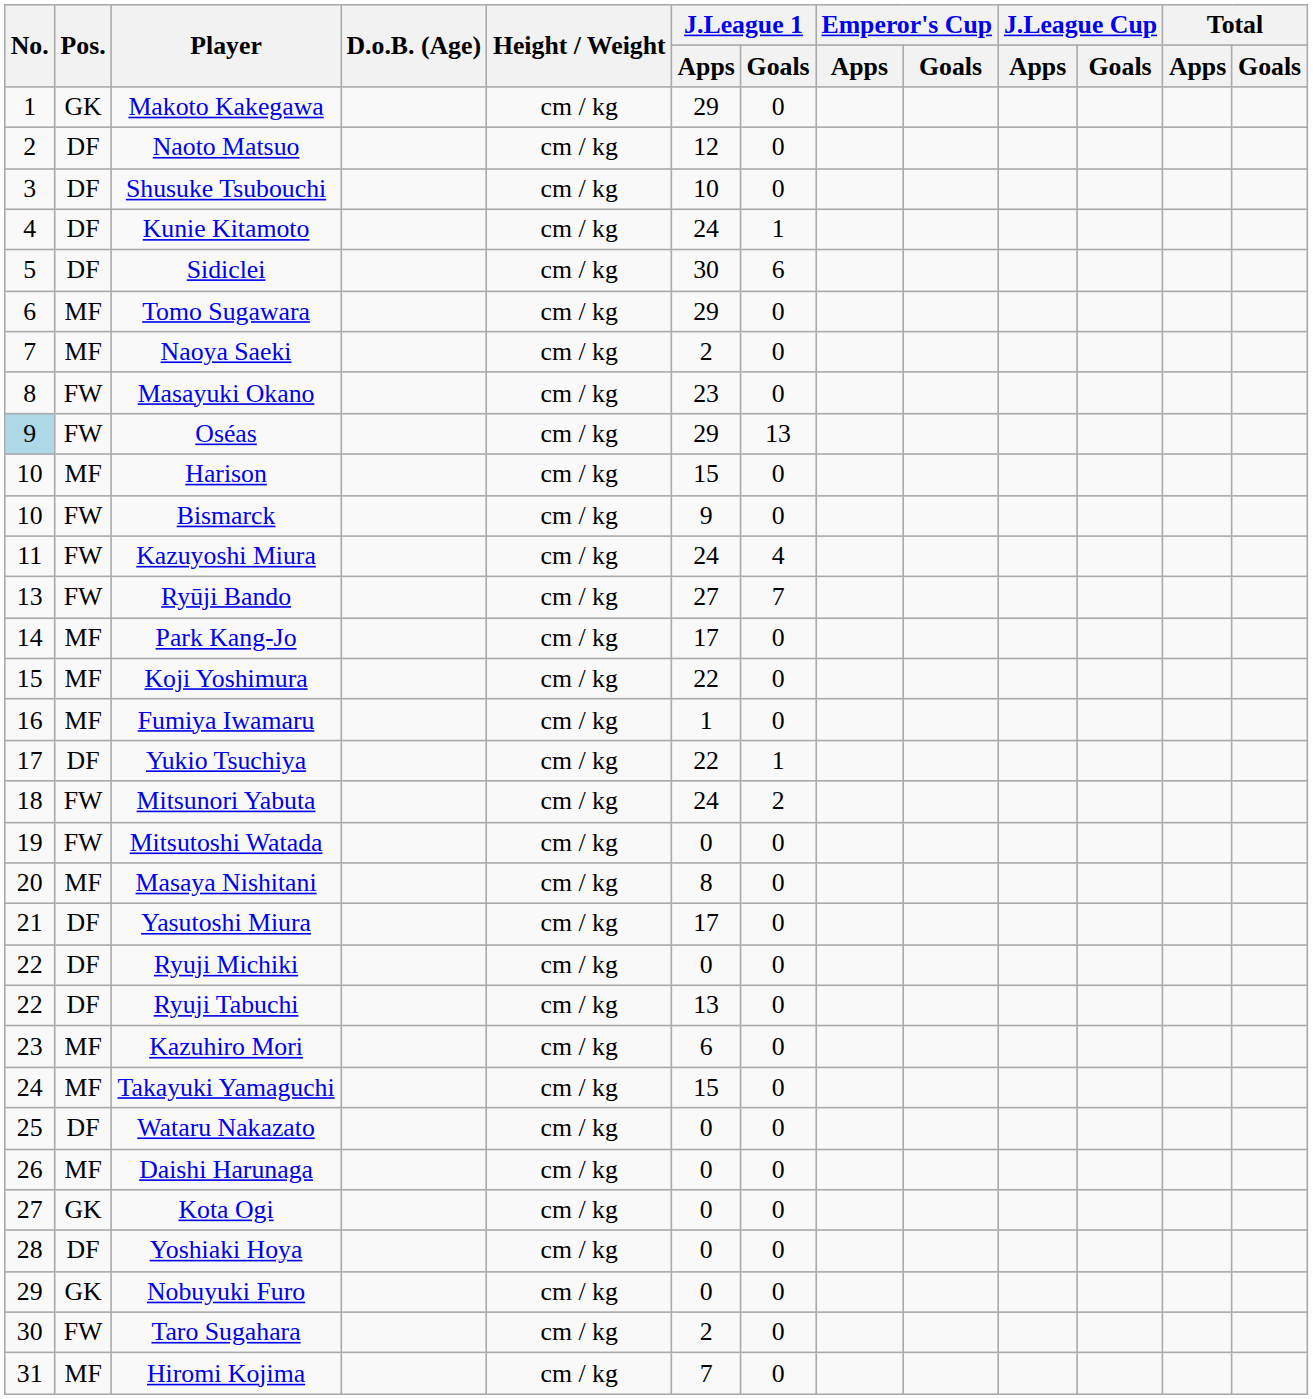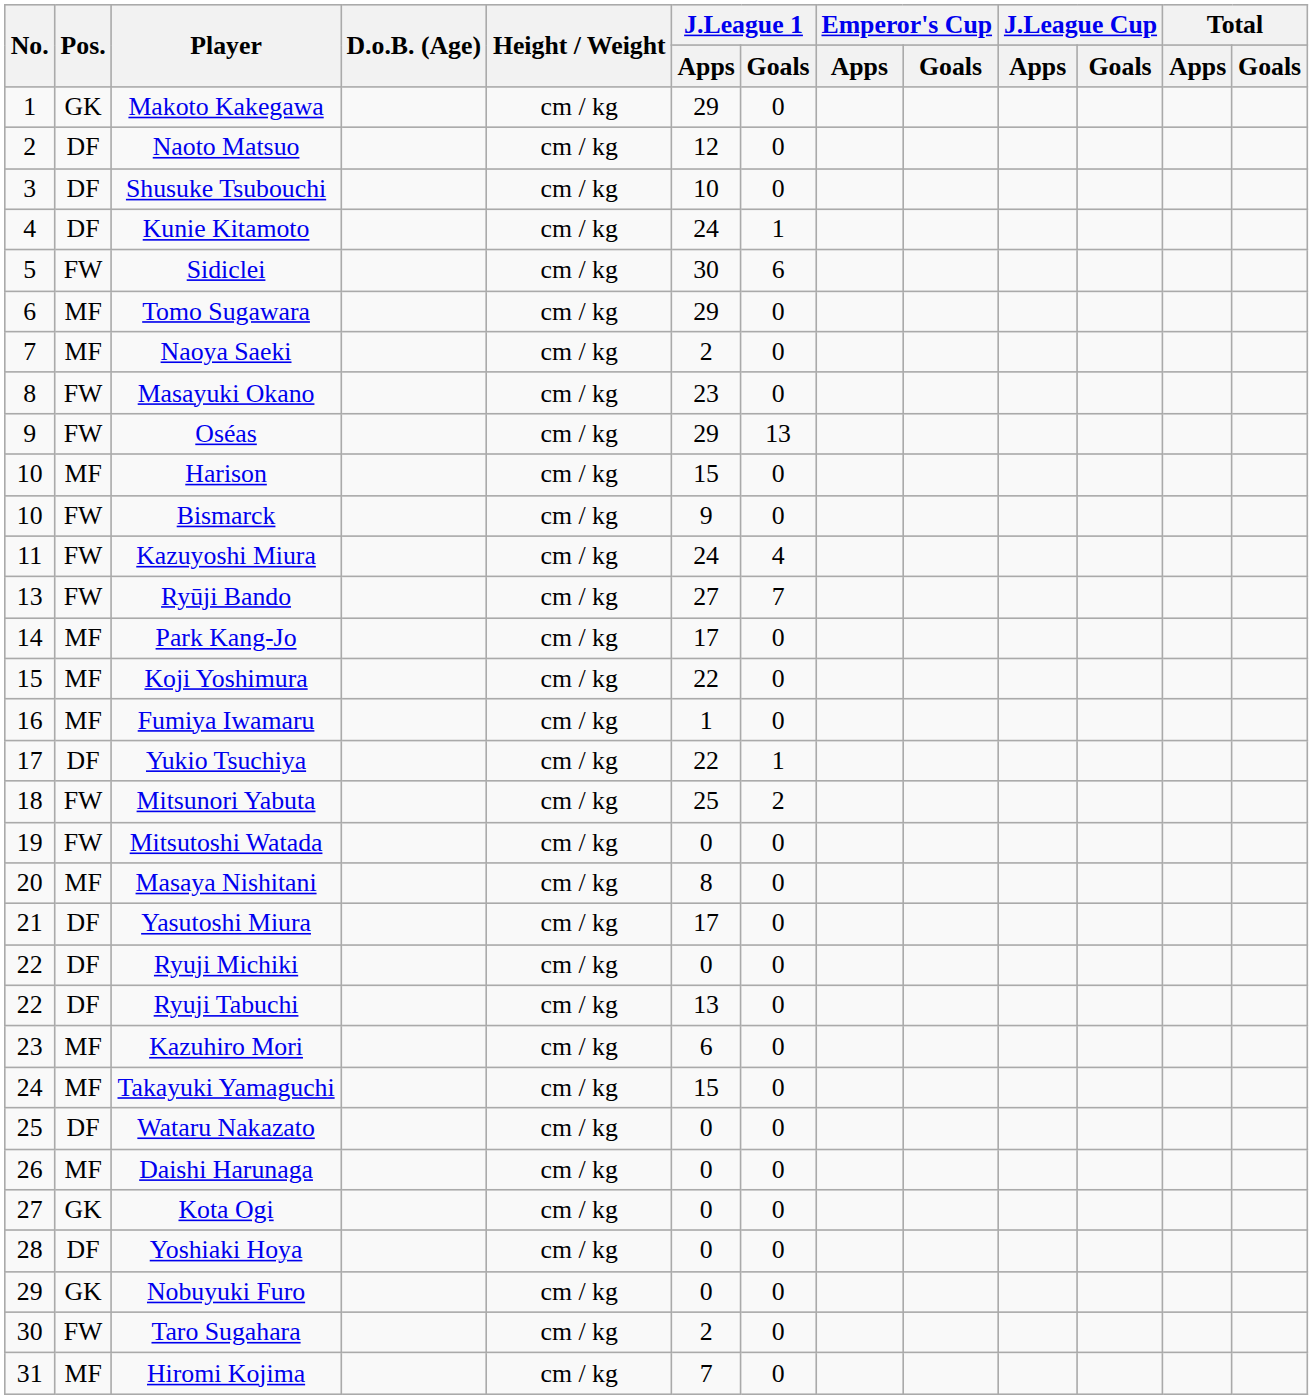(83, 270) DF -> (83, 270) FW
(30, 433) lightblue background -> (30, 433) no background
(706, 801) 24 -> (706, 801) 25
